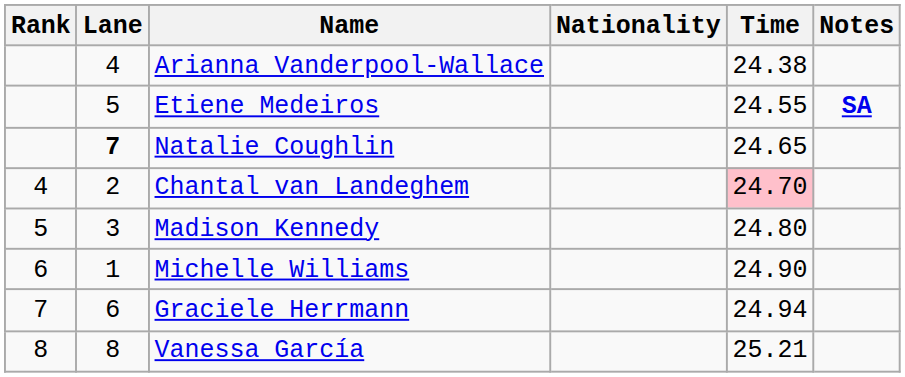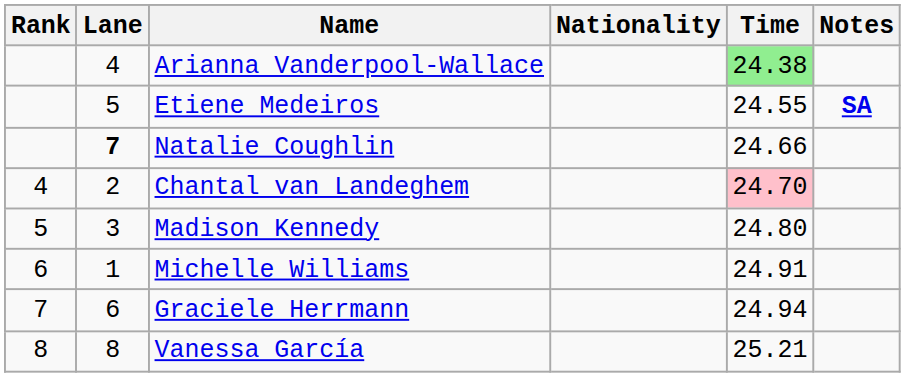(770, 66) no background -> (770, 66) lightgreen background
(770, 147) 24.65 -> (770, 147) 24.66
(770, 269) 24.90 -> (770, 269) 24.91
